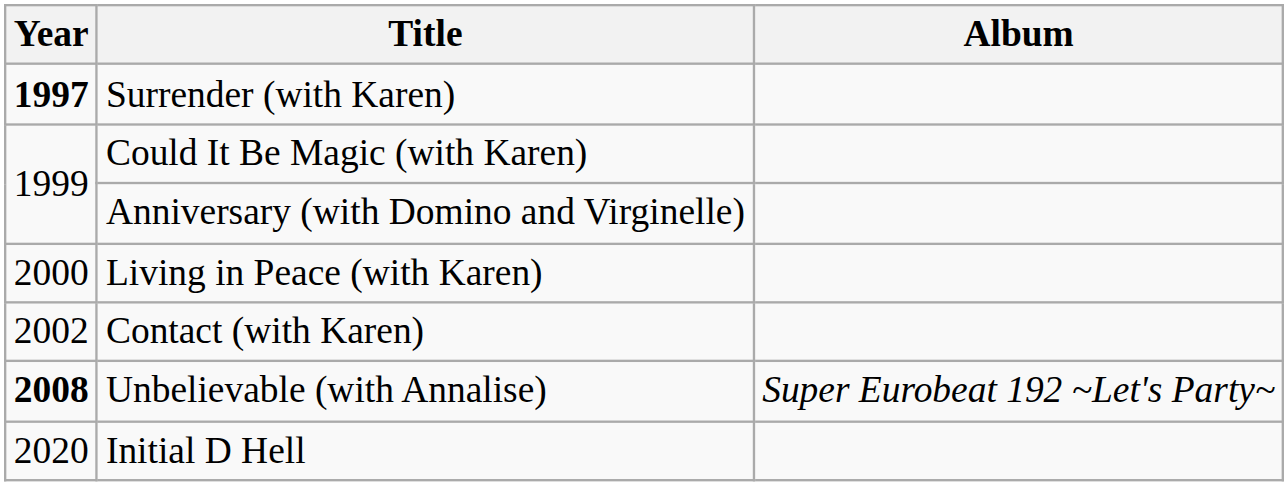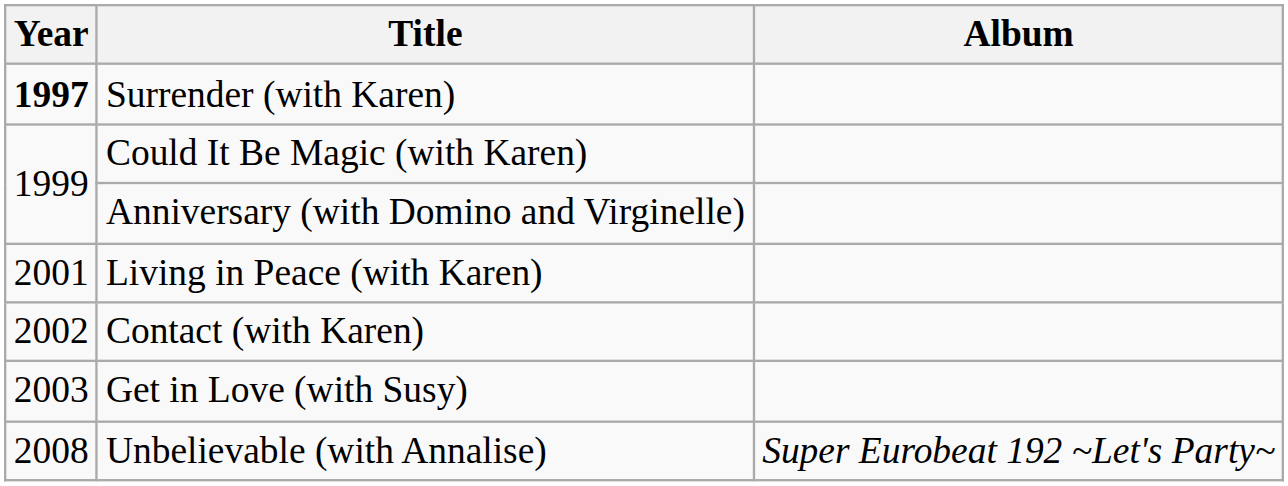(51, 271) 2000 -> (51, 271) 2001
+ row: (287, 390)
(51, 390) bold -> (51, 449) normal
- row: (206, 449)
